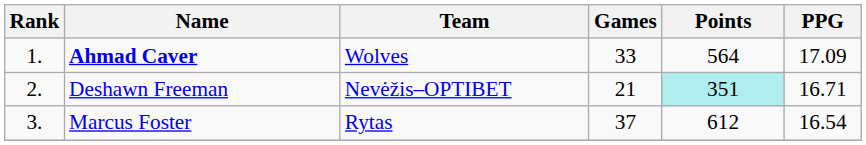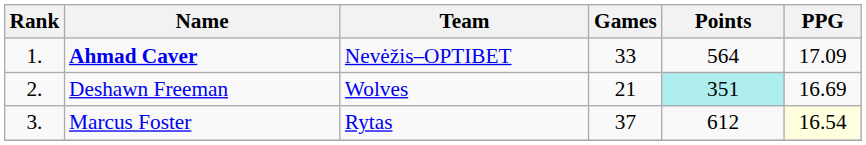(377, 55) Wolves -> (428, 55) Nevėžis–OPTIBET
(428, 88) Nevėžis–OPTIBET -> (377, 88) Wolves
(823, 88) 16.71 -> (823, 88) 16.69
(823, 122) no background -> (823, 122) lightyellow background
